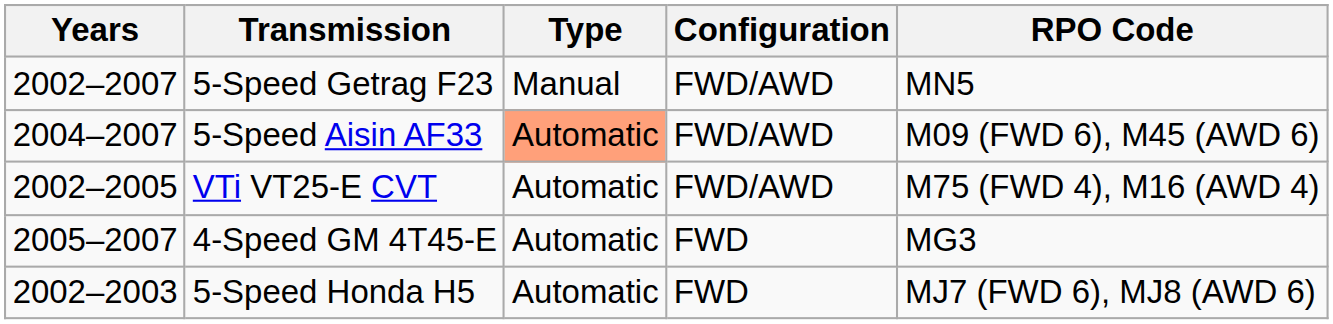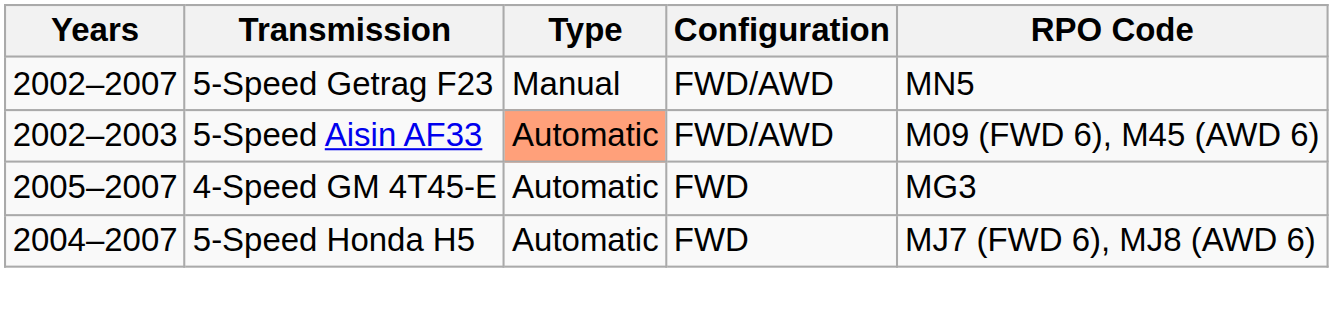(95, 135) 2004–2007 -> (95, 135) 2002–2003
- row: (315, 187)
(95, 291) 2002–2003 -> (95, 239) 2004–2007
